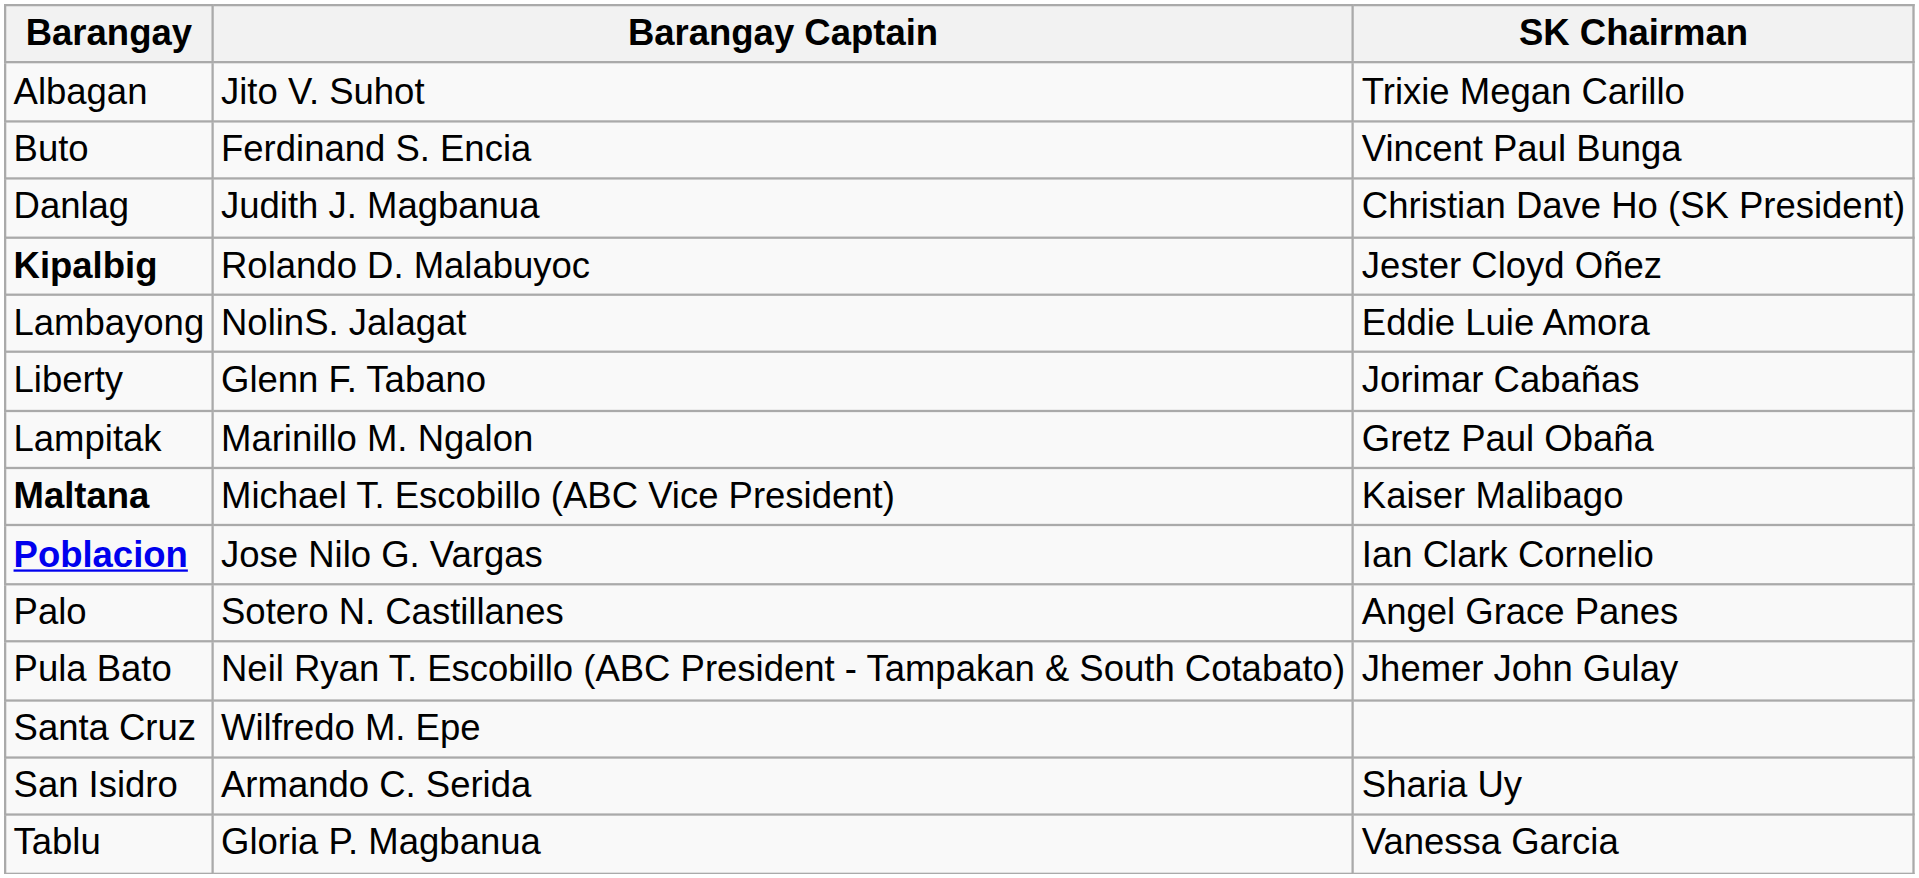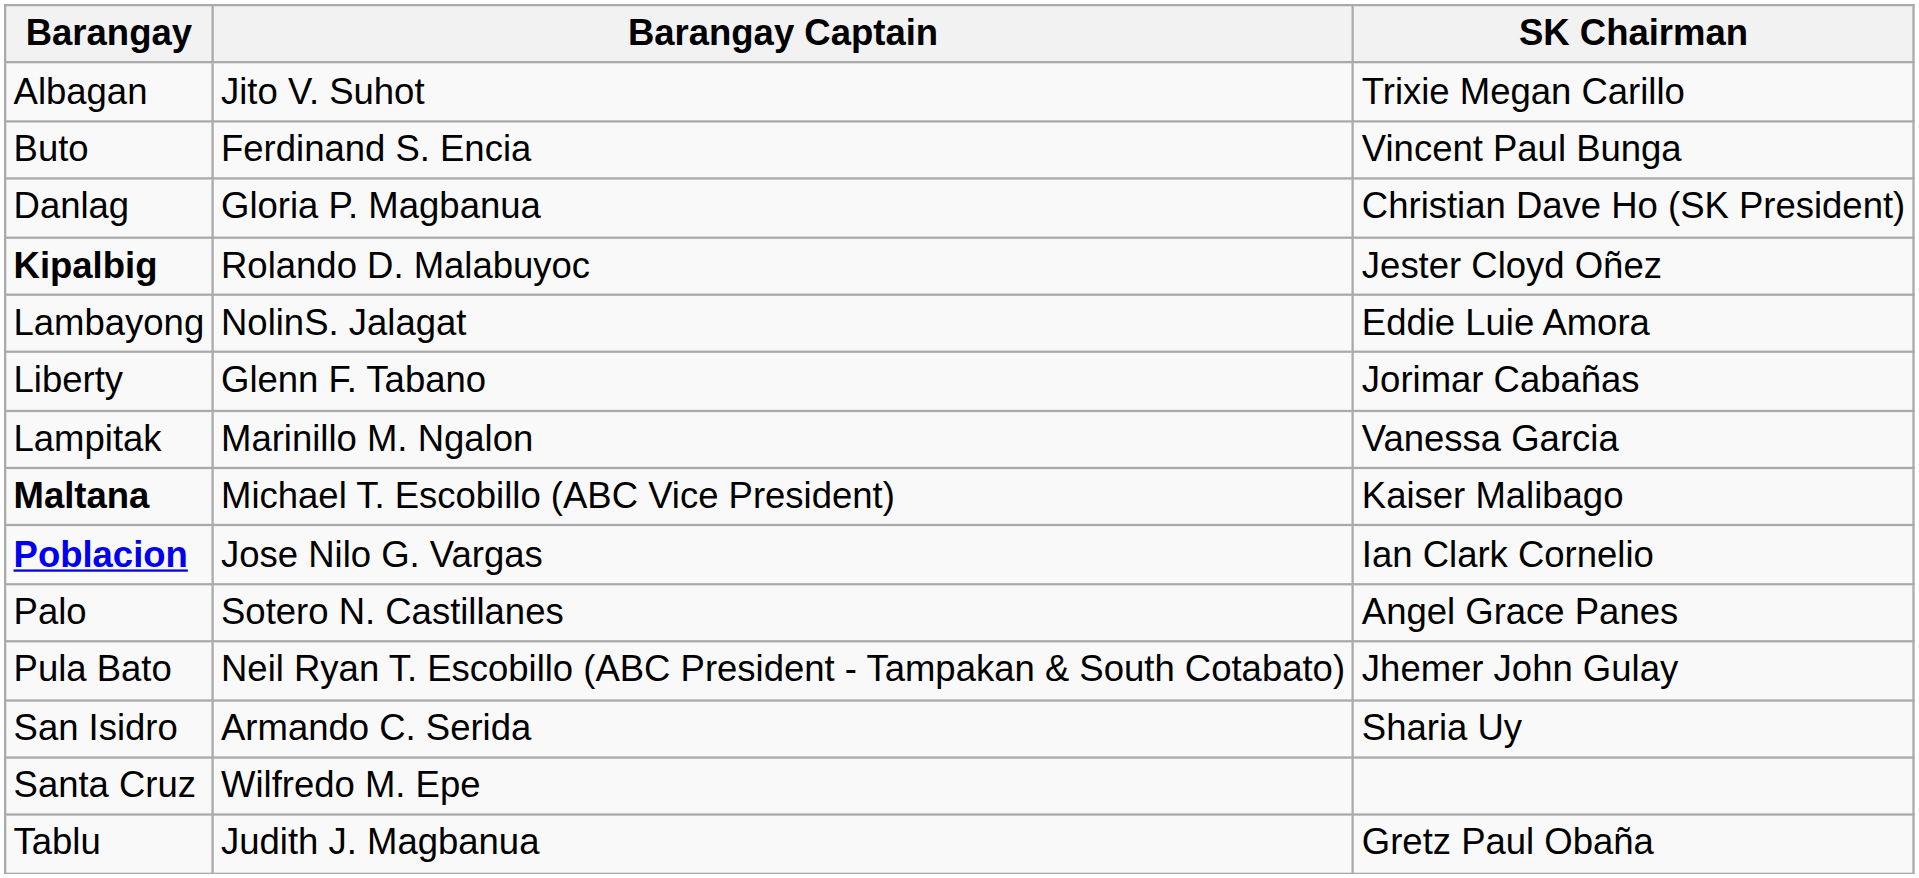(380, 206) Judith J. Magbanua -> (381, 206) Gloria P. Magbanua
(1508, 438) Gretz Paul Obaña -> (1490, 438) Vanessa Garcia
rows swapped: (96, 785) <-> (105, 727)
(381, 843) Gloria P. Magbanua -> (380, 843) Judith J. Magbanua
(1490, 843) Vanessa Garcia -> (1508, 843) Gretz Paul Obaña
